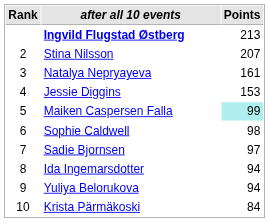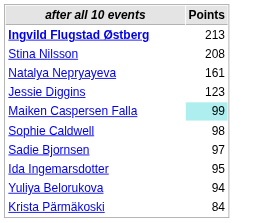- column: (23, 15)
(250, 54) 207 -> (215, 54) 208
(250, 92) 153 -> (215, 92) 123
(254, 169) 94 -> (218, 169) 95
